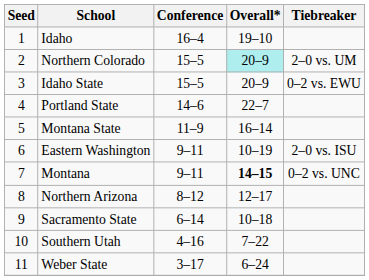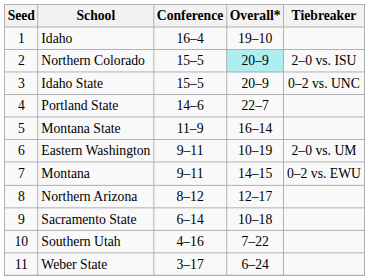(324, 61) 2–0 vs. UM -> (324, 61) 2–0 vs. ISU
(324, 83) 0–2 vs. EWU -> (324, 83) 0–2 vs. UNC
(324, 151) 2–0 vs. ISU -> (324, 151) 2–0 vs. UM
(255, 173) bold -> (255, 173) normal
(324, 173) 0–2 vs. UNC -> (324, 173) 0–2 vs. EWU
